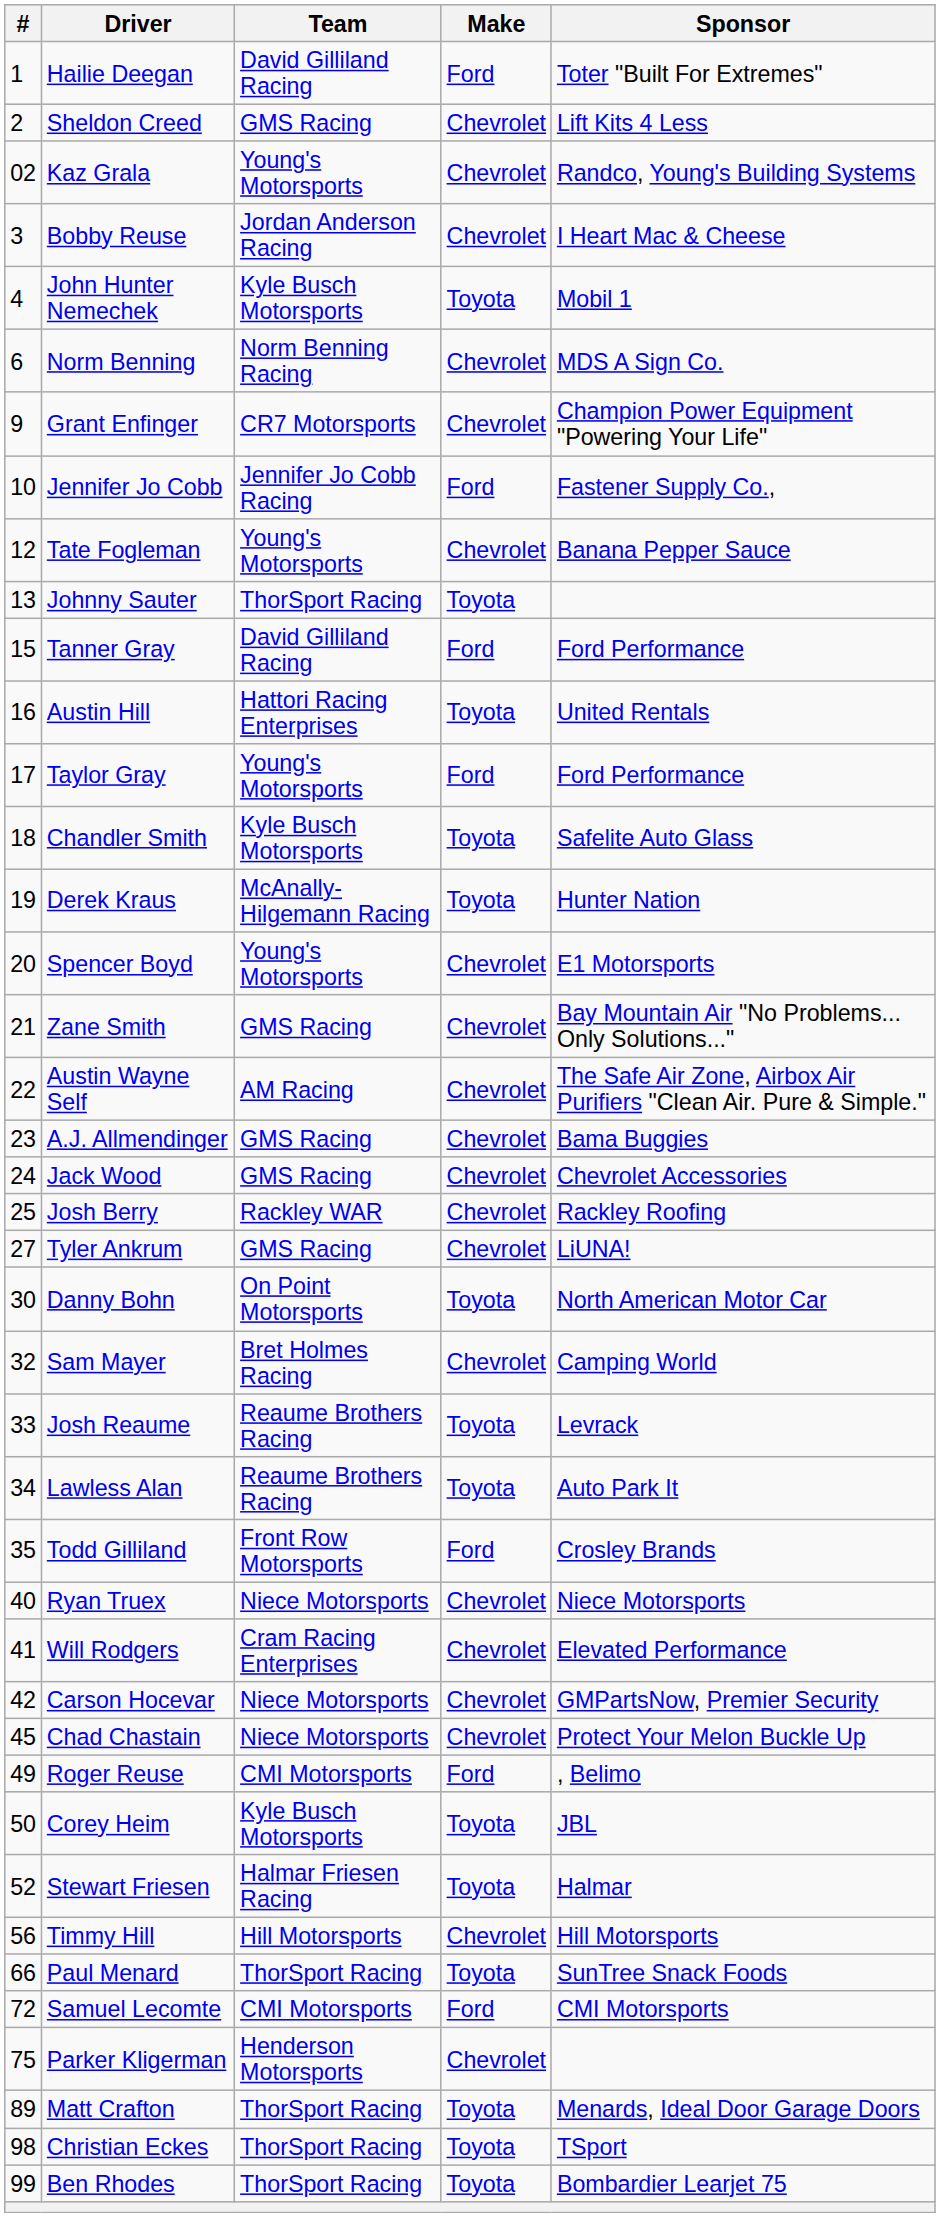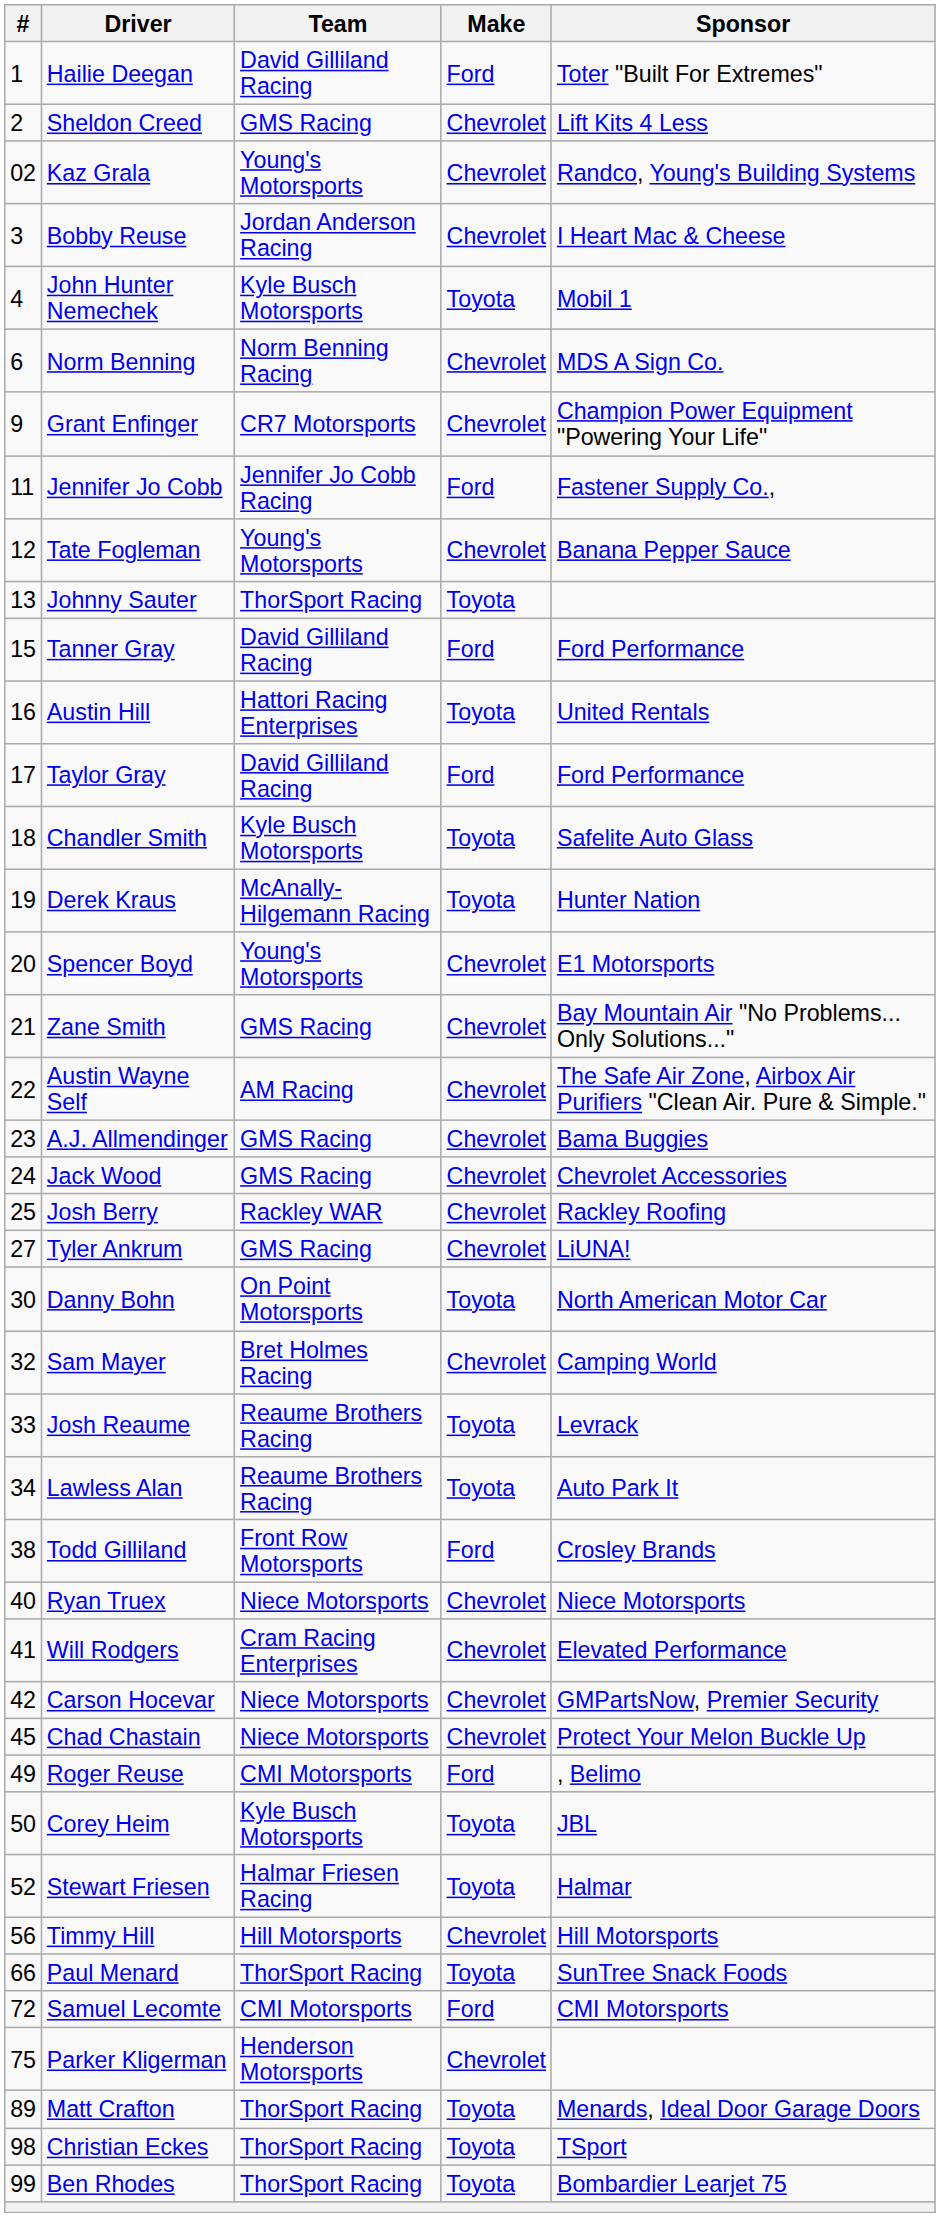(23, 487) 10 -> (22, 487) 11
(301, 775) Young's Motorsports -> (314, 775) David Gilliland Racing
(23, 1551) 35 -> (23, 1551) 38
